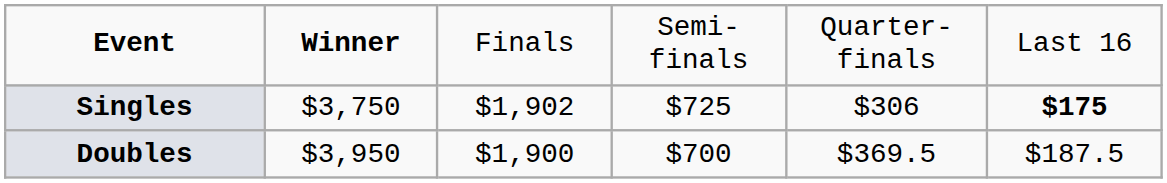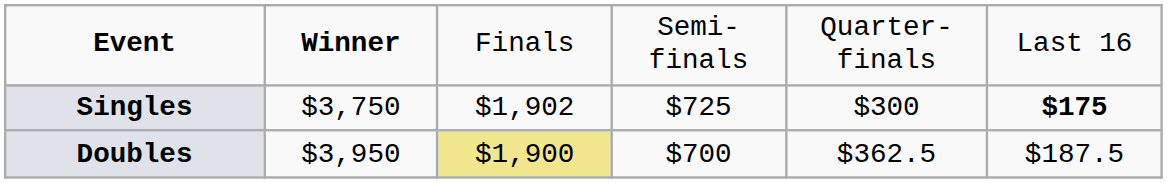(887, 107) $306 -> (887, 107) $300
(525, 154) no background -> (525, 154) khaki background
(887, 154) $369.5 -> (887, 154) $362.5
